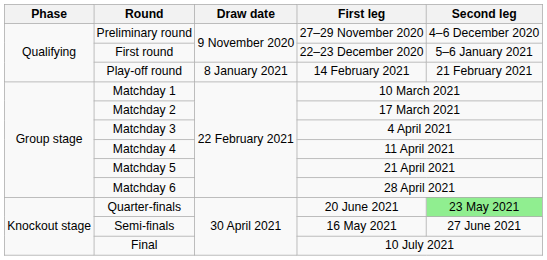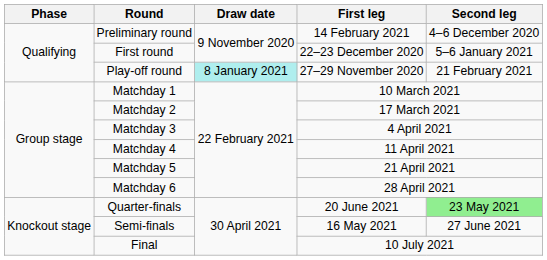(362, 33) 27–29 November 2020 -> (362, 33) 14 February 2021
(246, 71) no background -> (246, 71) paleturquoise background
(362, 71) 14 February 2021 -> (362, 71) 27–29 November 2020
